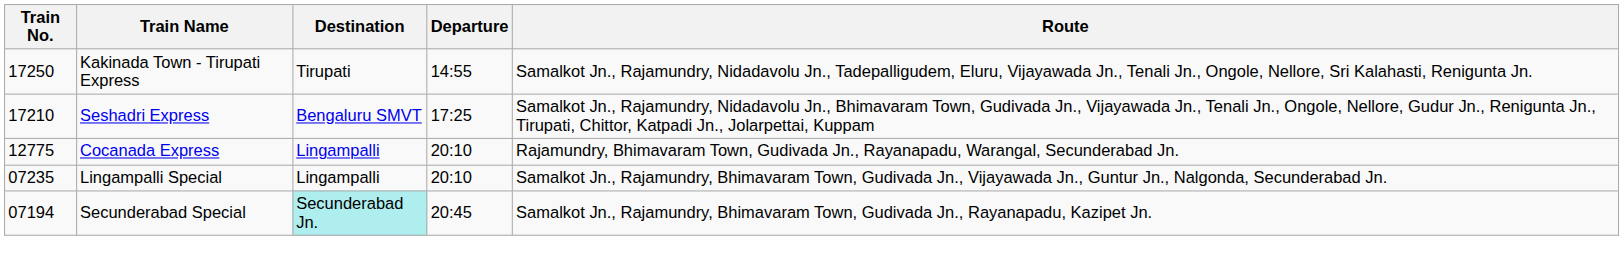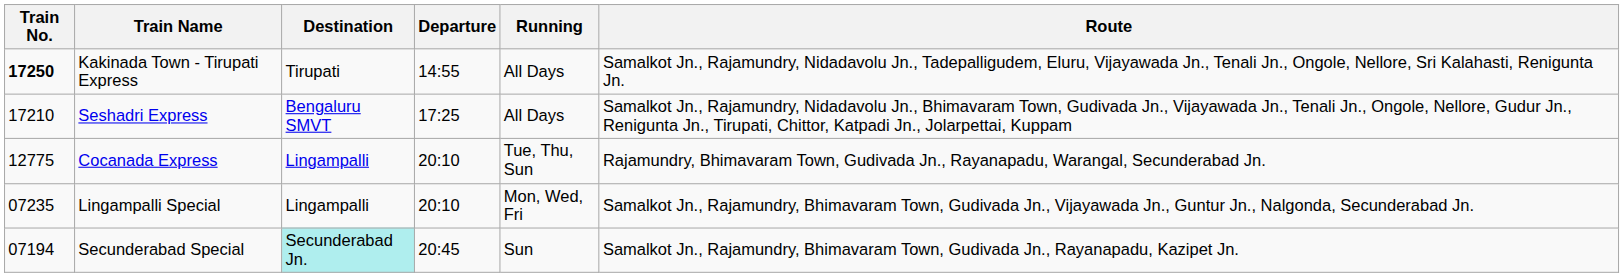+ column: (550, 26)
(31, 71) normal -> (31, 71) bold
